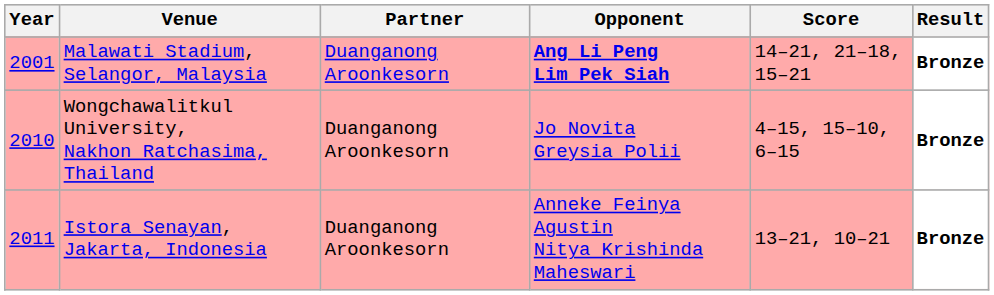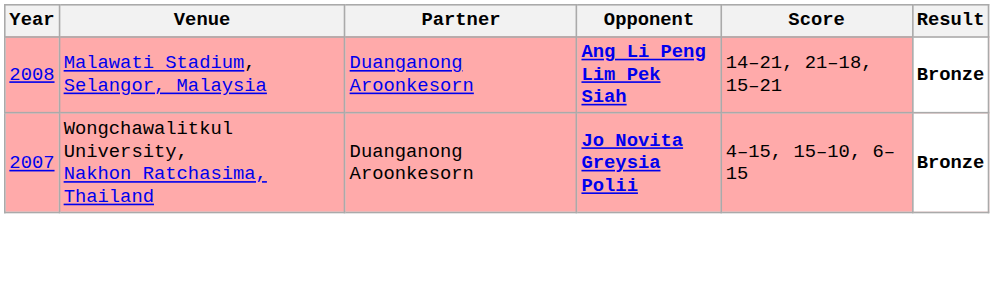(32, 63) 2001 -> (32, 75) 2008
(32, 140) 2010 -> (32, 162) 2007
(607, 140) normal -> (632, 162) bold
- row: (165, 239)
